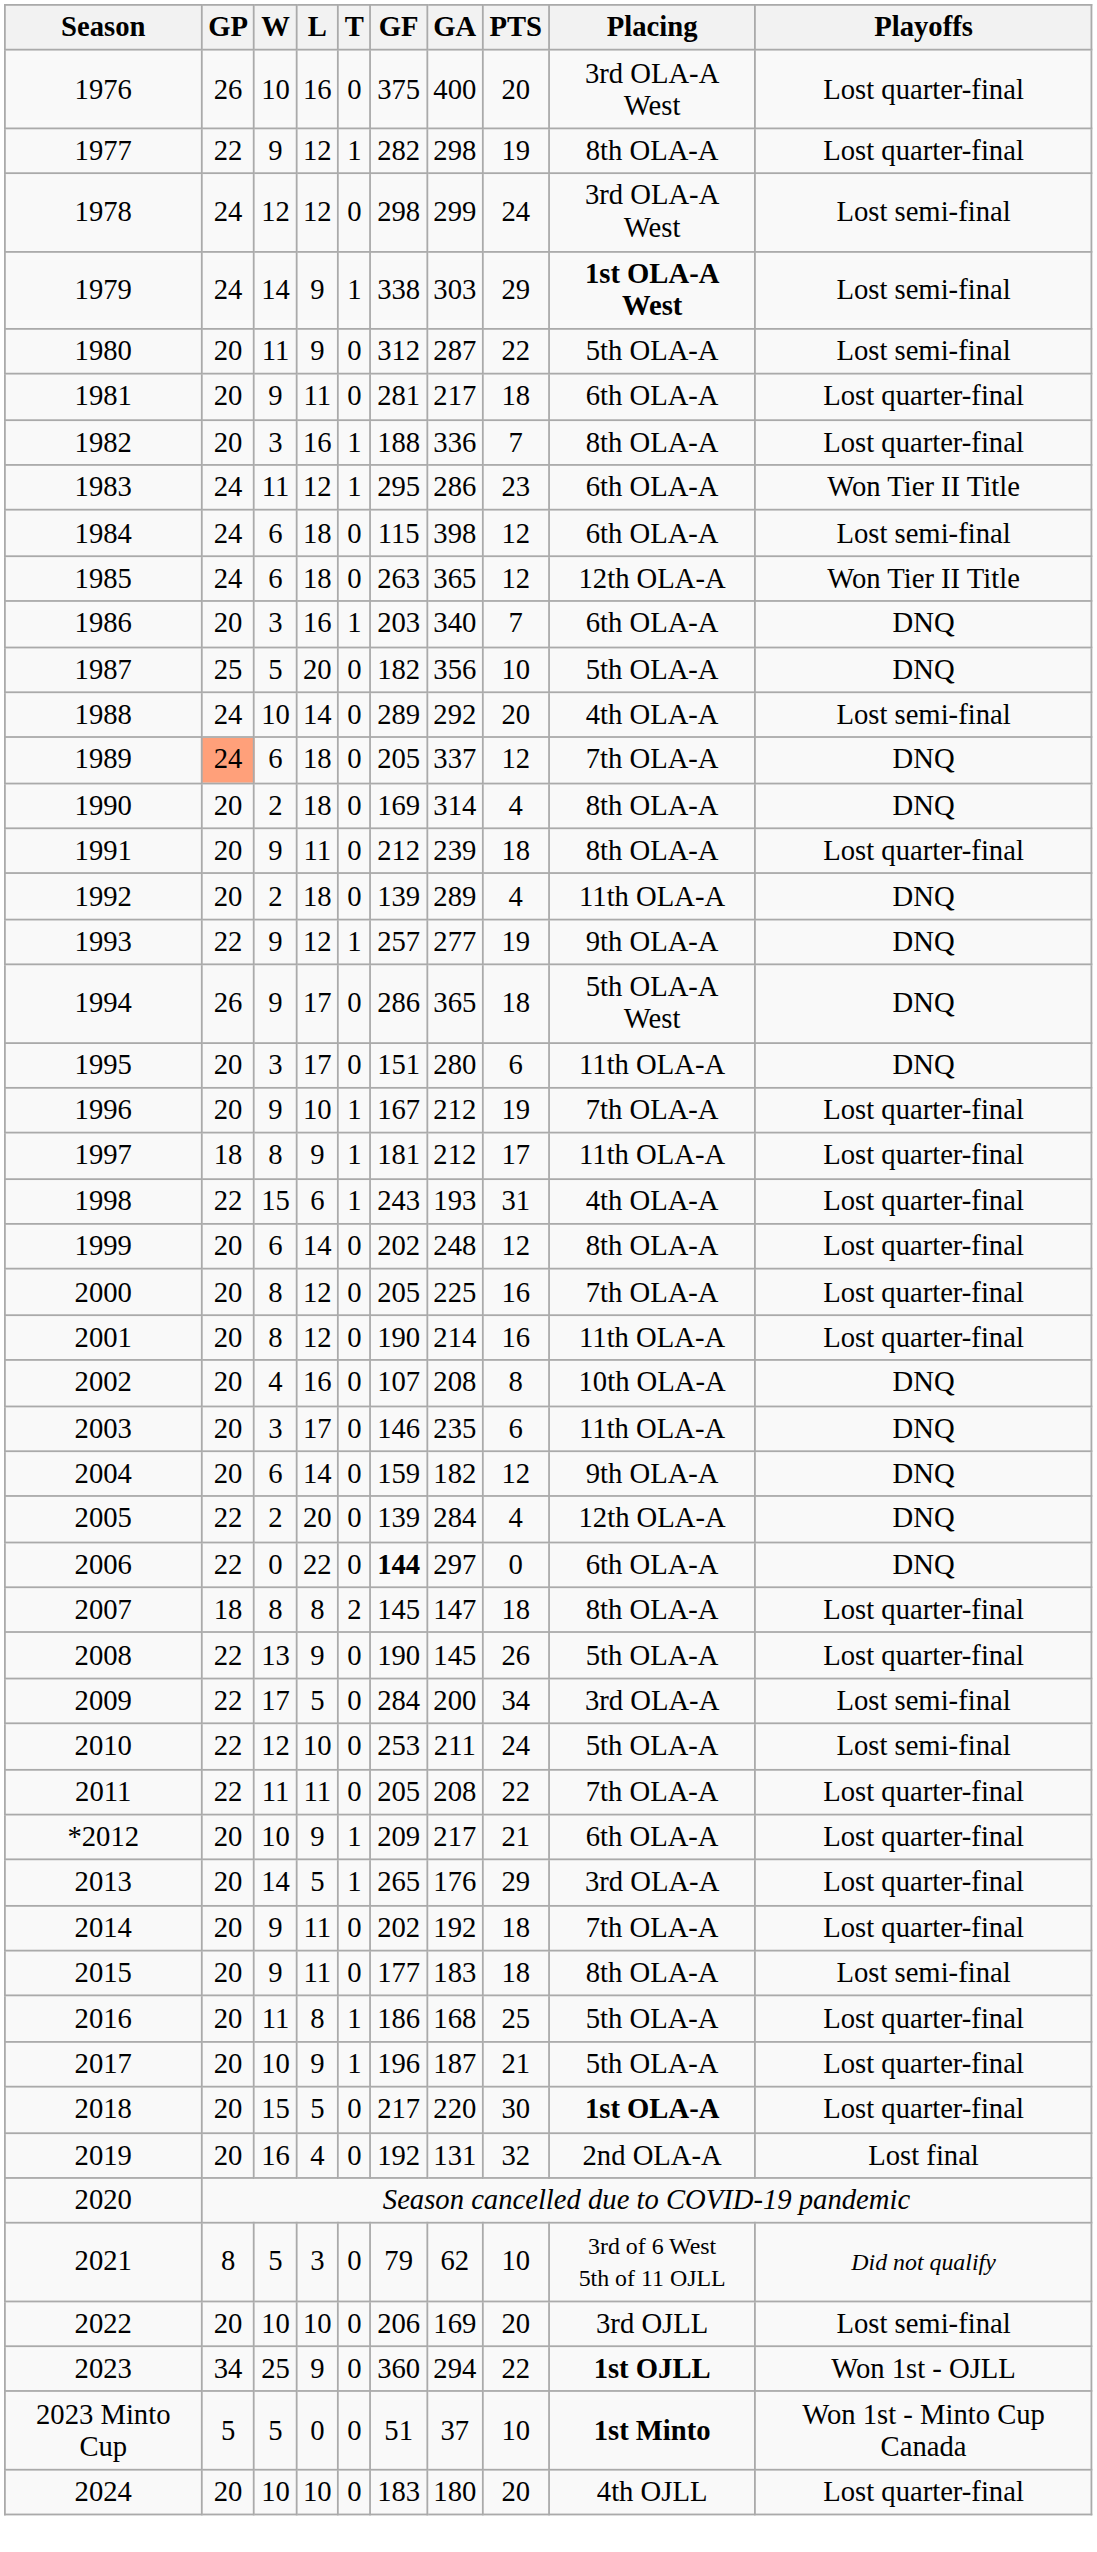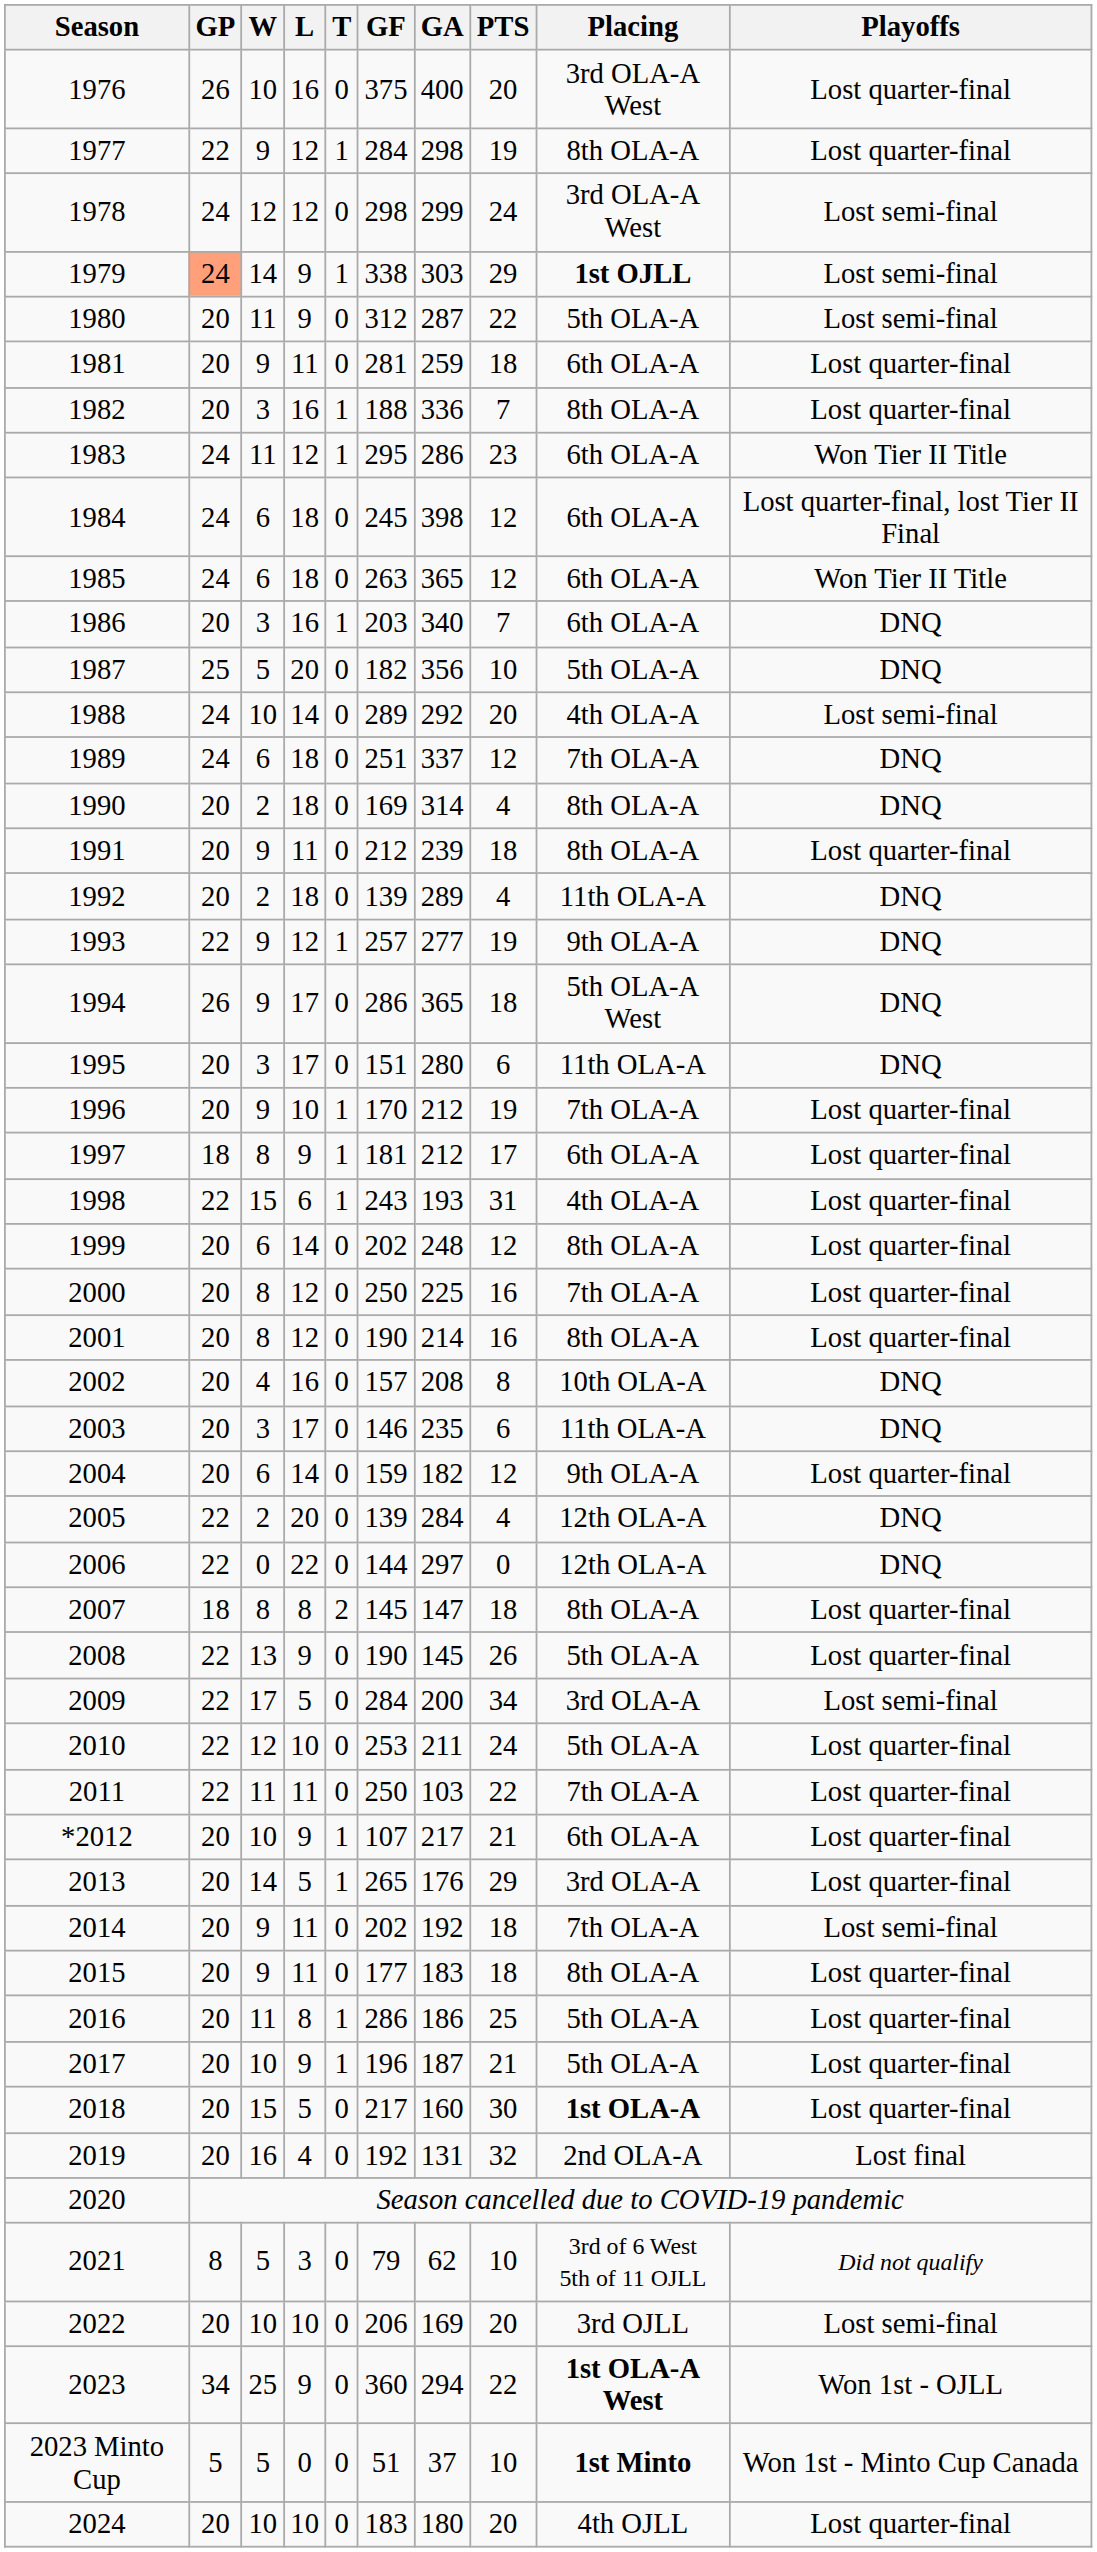(399, 150) 282 -> (386, 150) 284
(228, 289) no background -> (215, 273) lightsalmon background
(652, 289) 1st OLA-A West -> (633, 273) 1st OJLL
(455, 396) 217 -> (442, 364) 259
(399, 532) 115 -> (386, 516) 245
(924, 532) Lost semi-final -> (911, 516) Lost quarter-final, lost Tier II Final
(652, 578) 12th OLA-A -> (633, 578) 6th OLA-A
(228, 759) lightsalmon background -> (215, 759) no background
(399, 759) 205 -> (386, 759) 251
(399, 1109) 167 -> (386, 1109) 170
(652, 1155) 11th OLA-A -> (633, 1155) 6th OLA-A
(399, 1291) 205 -> (386, 1291) 250
(652, 1337) 11th OLA-A -> (633, 1337) 8th OLA-A
(399, 1382) 107 -> (386, 1382) 157
(924, 1473) DNQ -> (911, 1473) Lost quarter-final
(399, 1564) bold -> (386, 1564) normal
(652, 1564) 6th OLA-A -> (633, 1564) 12th OLA-A
(924, 1745) Lost semi-final -> (911, 1745) Lost quarter-final
(399, 1791) 205 -> (386, 1791) 250
(455, 1791) 208 -> (442, 1791) 103
(399, 1836) 209 -> (386, 1836) 107
(924, 1927) Lost quarter-final -> (911, 1927) Lost semi-final
(924, 1972) Lost semi-final -> (911, 1972) Lost quarter-final
(399, 2018) 186 -> (386, 2018) 286
(455, 2018) 168 -> (442, 2018) 186
(455, 2109) 220 -> (442, 2109) 160
(652, 2368) 1st OJLL -> (633, 2384) 1st OLA-A West
